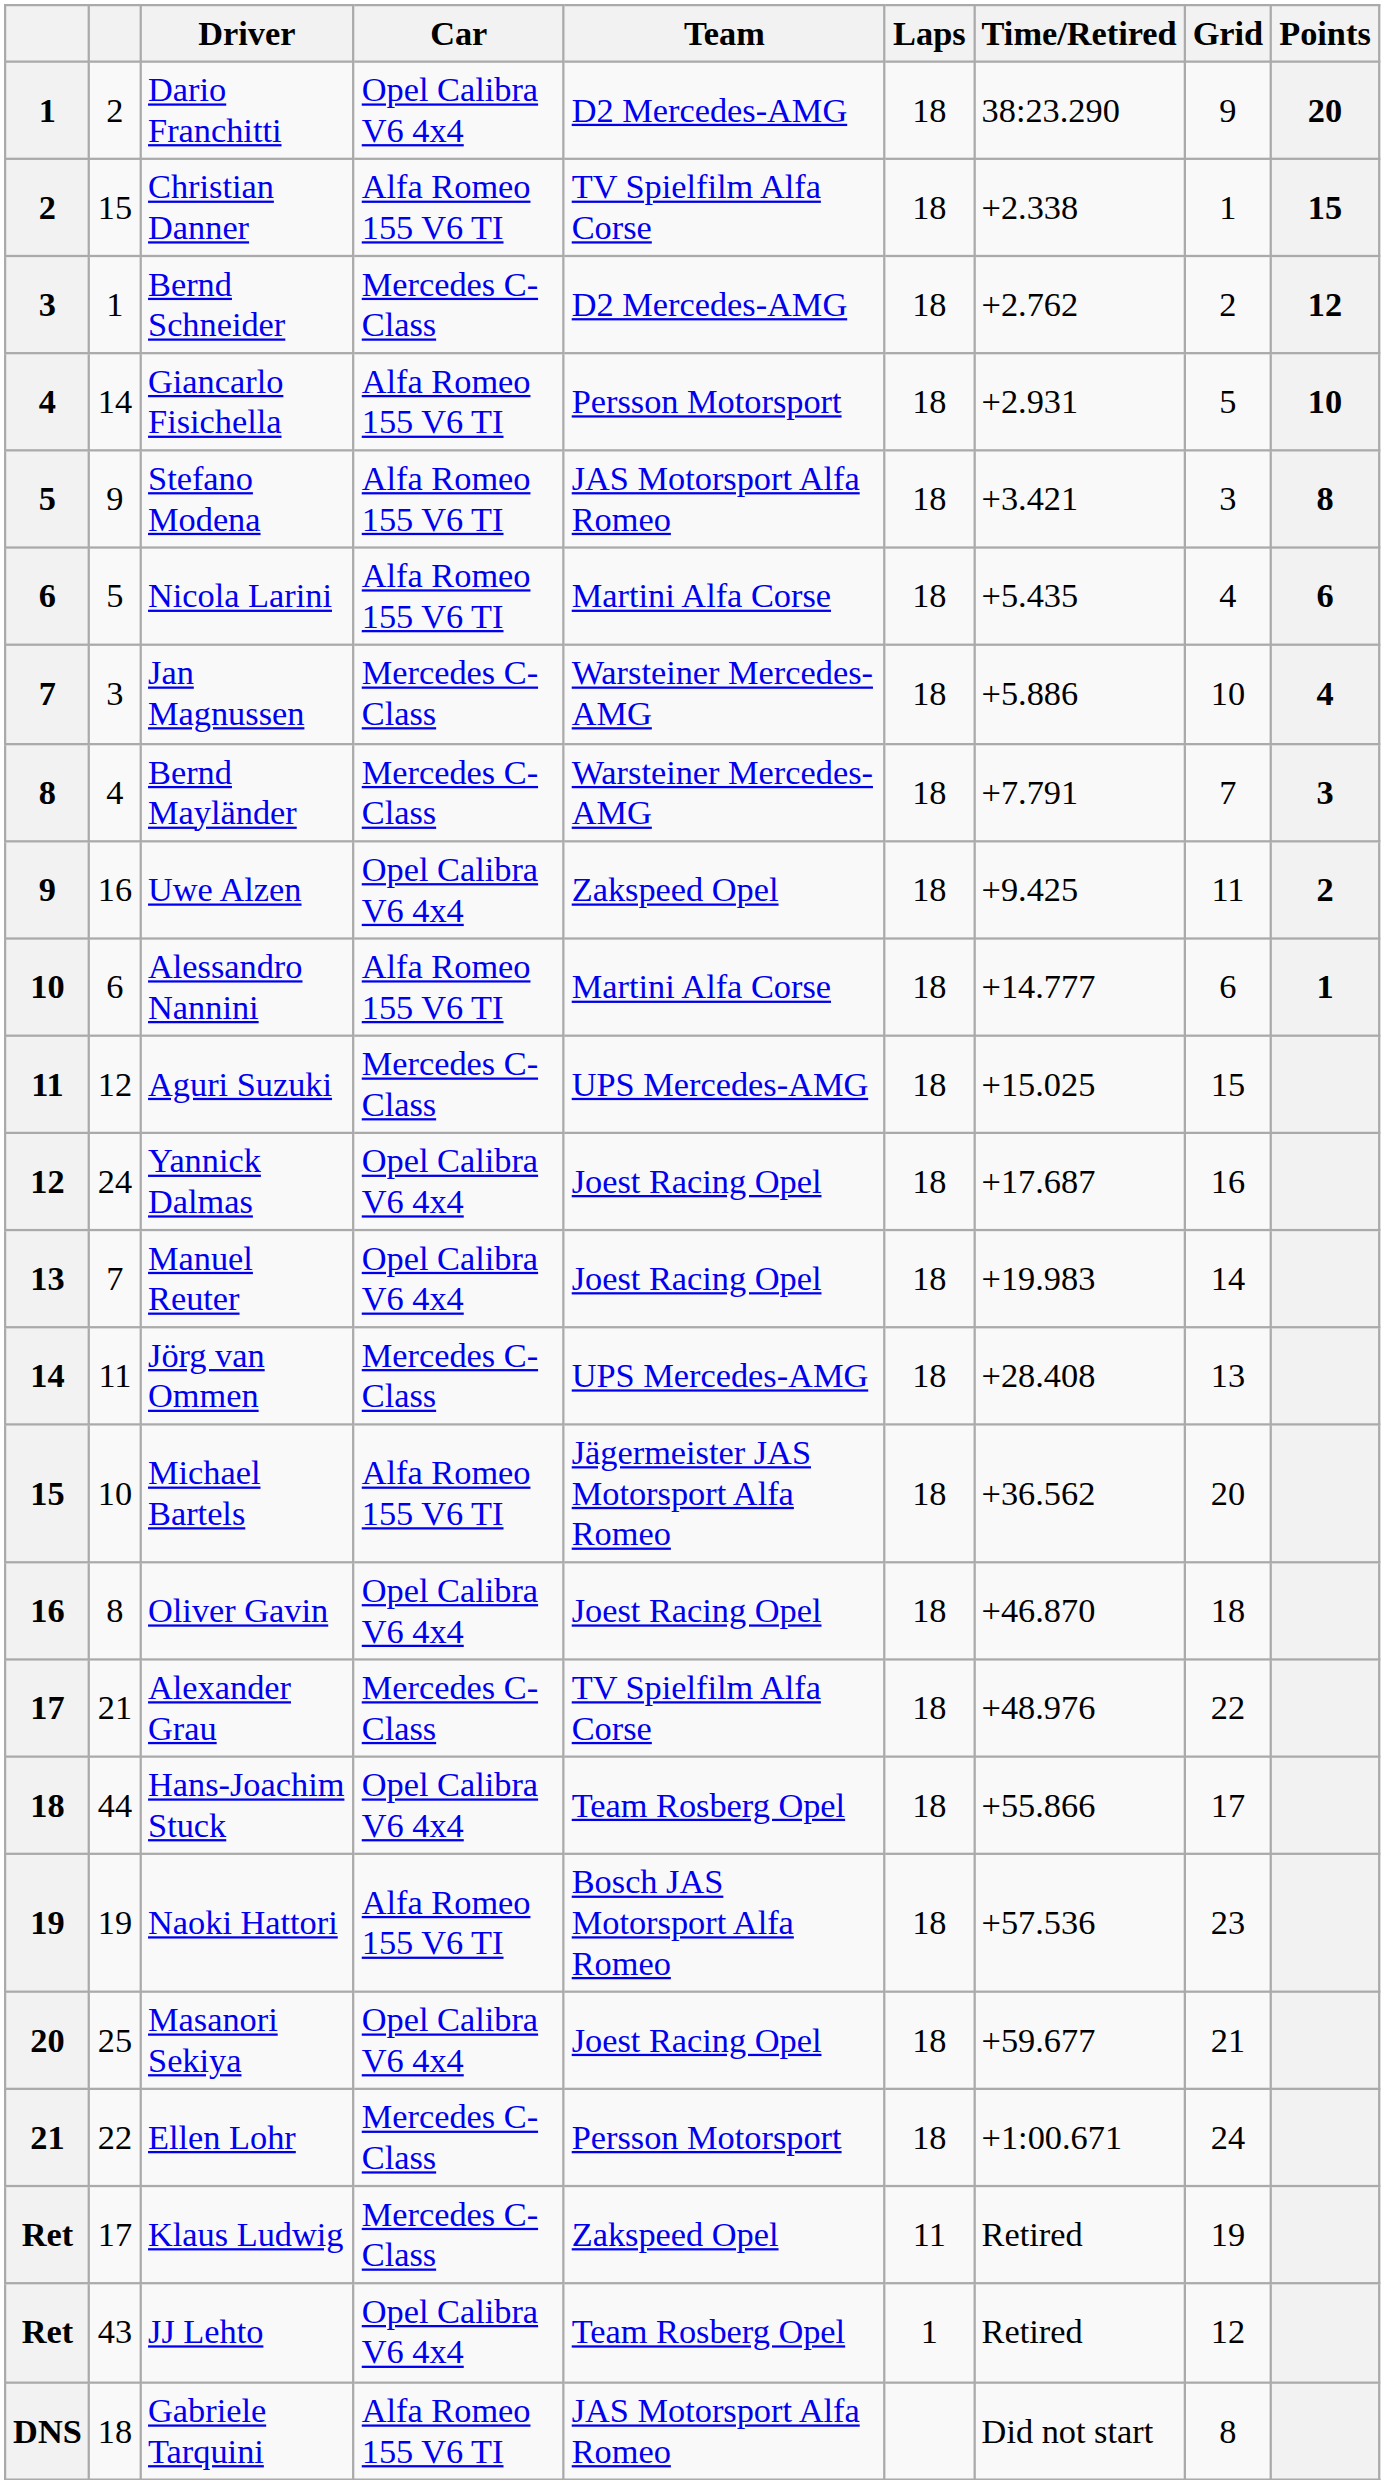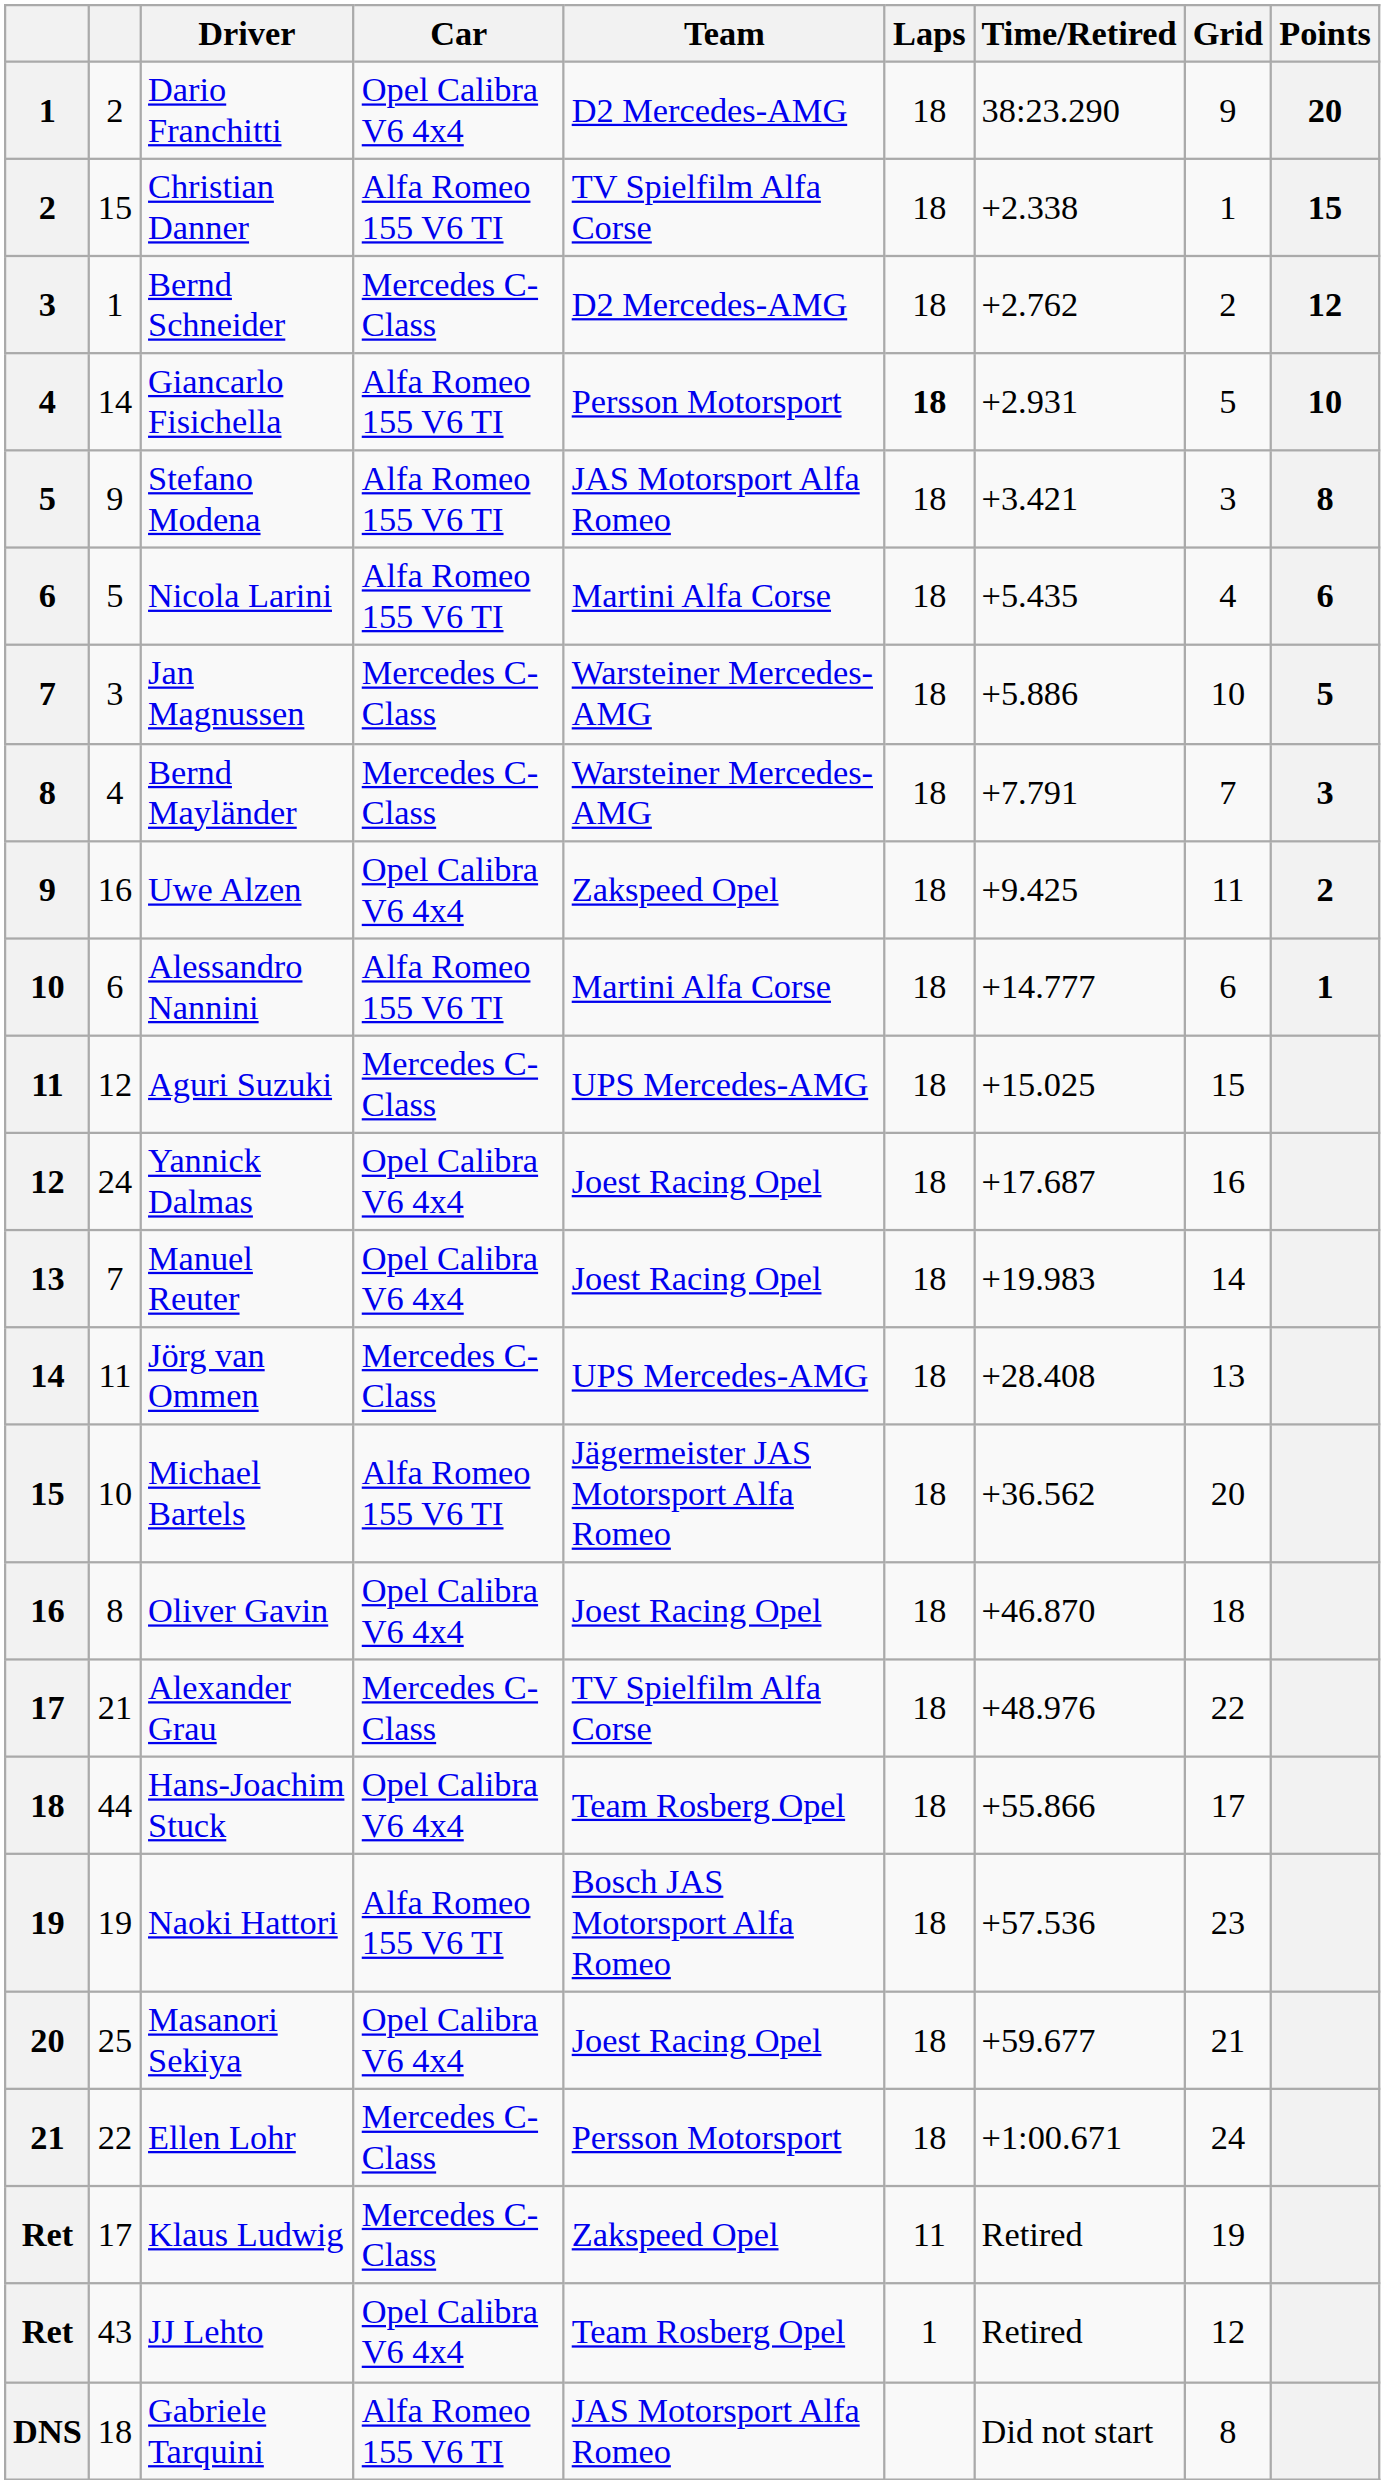(929, 401) normal -> (929, 401) bold
(1325, 693) 4 -> (1325, 693) 5
